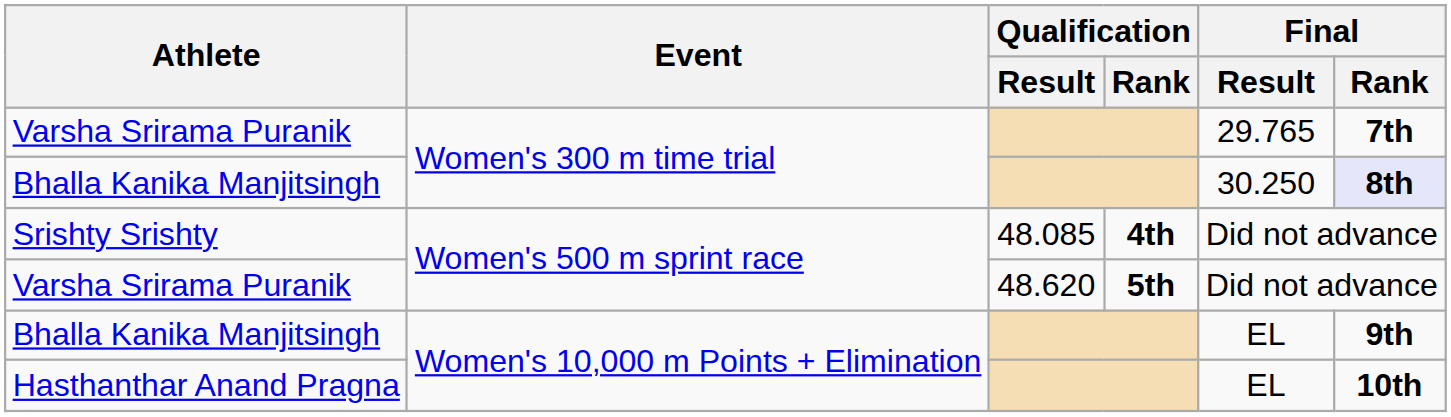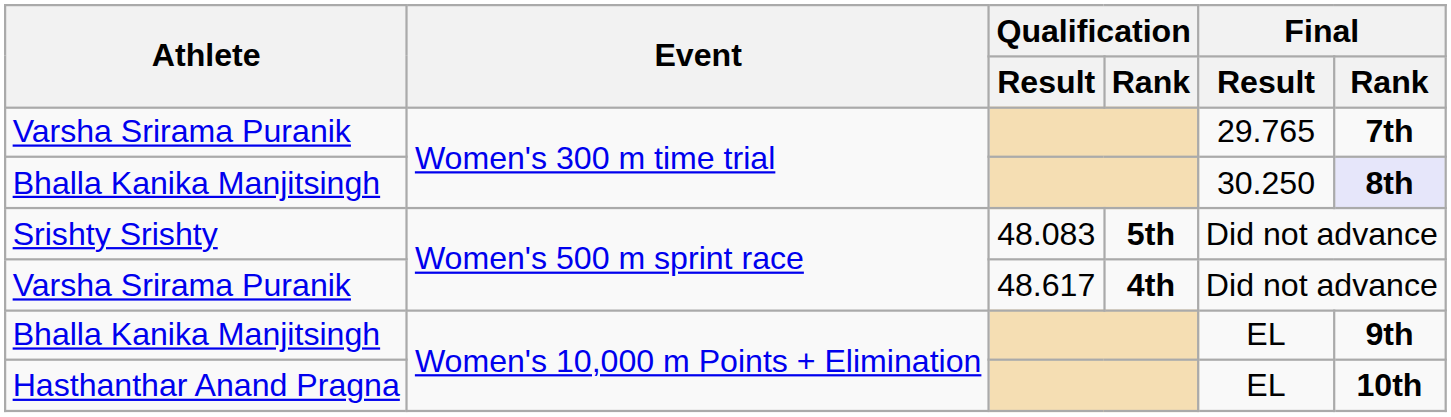(1046, 234) 48.085 -> (1046, 234) 48.083
(1151, 234) 4th -> (1151, 234) 5th
(1046, 285) 48.620 -> (1046, 285) 48.617
(1151, 285) 5th -> (1151, 285) 4th
